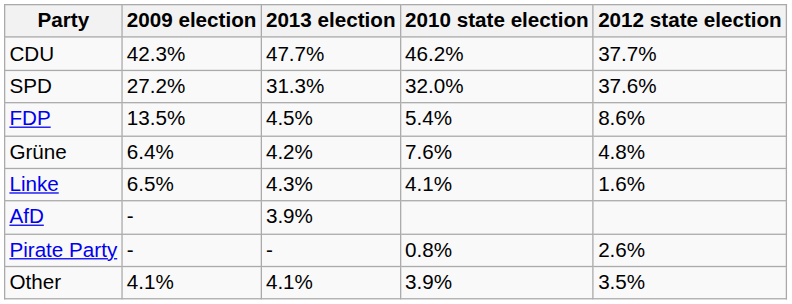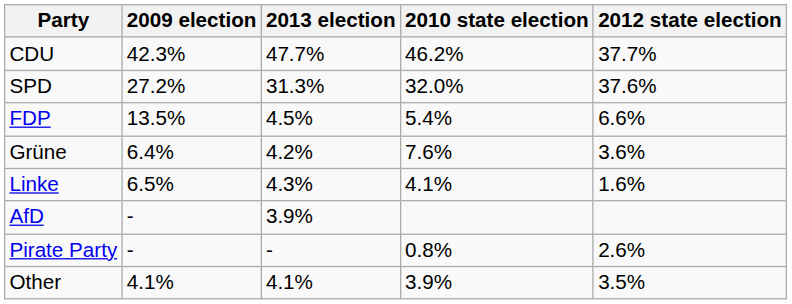(622, 119) 8.6% -> (622, 119) 6.6%
(622, 151) 4.8% -> (622, 151) 3.6%
